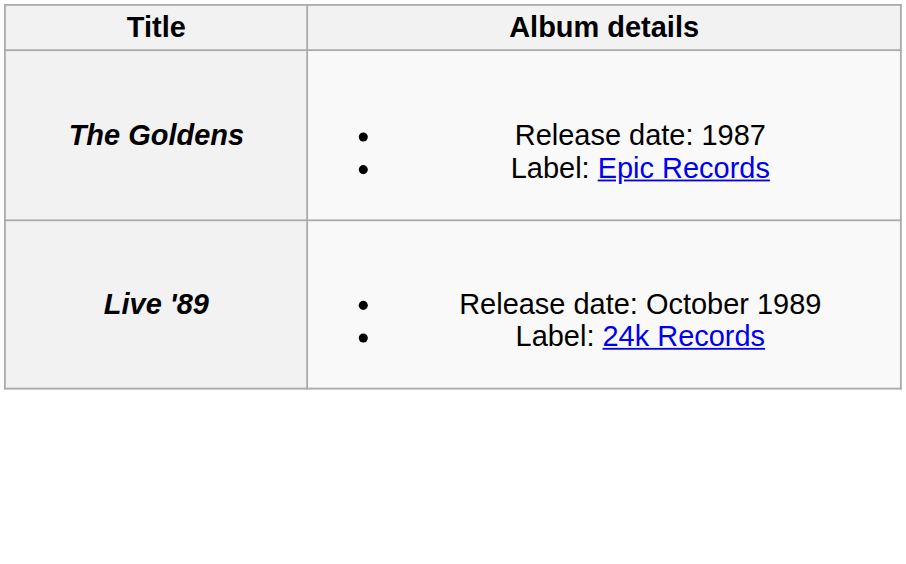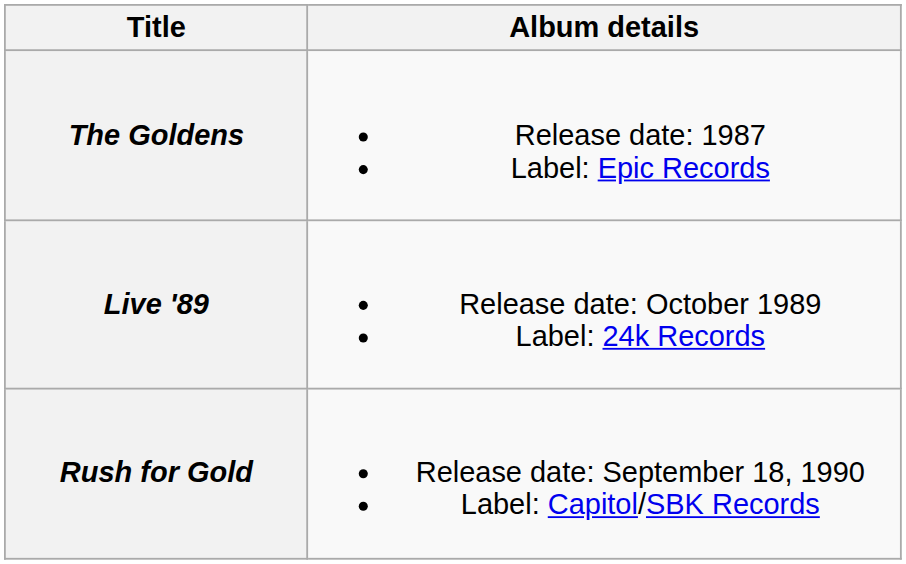+ row: (156, 472)
